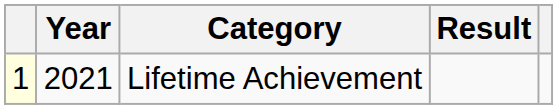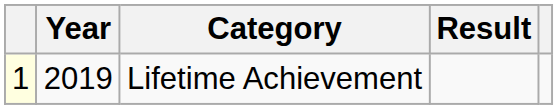(78, 78) 2021 -> (78, 78) 2019
